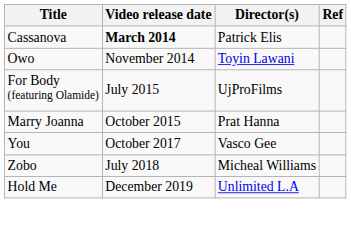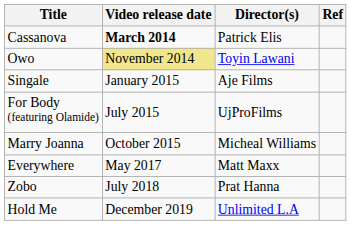(150, 59) no background -> (150, 59) khaki background
+ row: (28, 80)
(249, 121) Prat Hanna -> (267, 143) Micheal Williams
+ row: (41, 165)
- row: (19, 143)
(267, 165) Micheal Williams -> (249, 187) Prat Hanna
